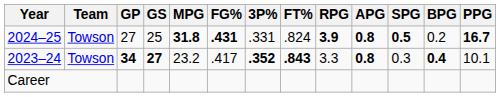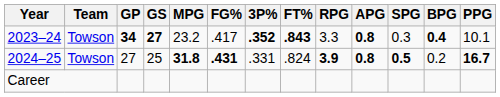rows swapped: (34, 59) <-> (34, 37)
